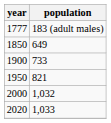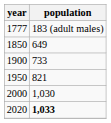(43, 93) 1,032 -> (43, 93) 1,030
(43, 110) normal -> (43, 110) bold
